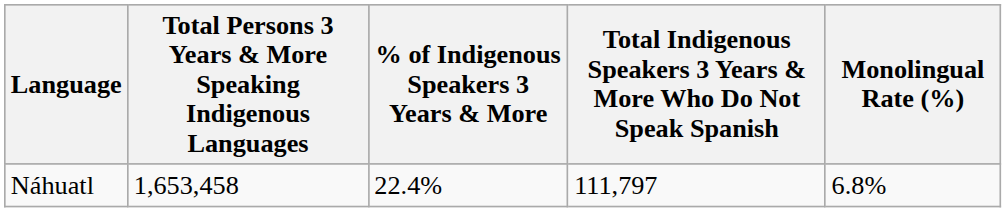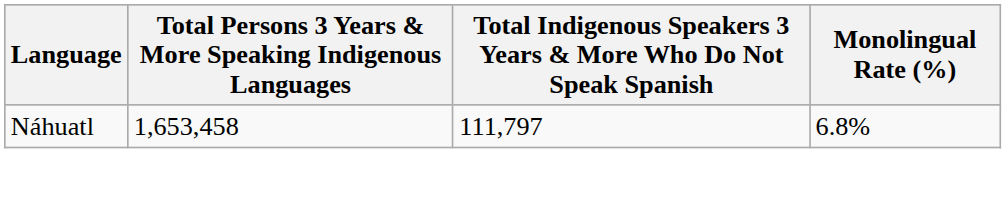- column: (468, 84)
